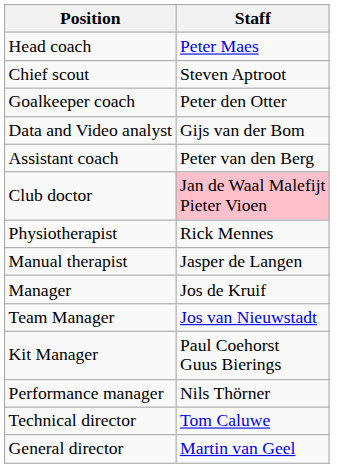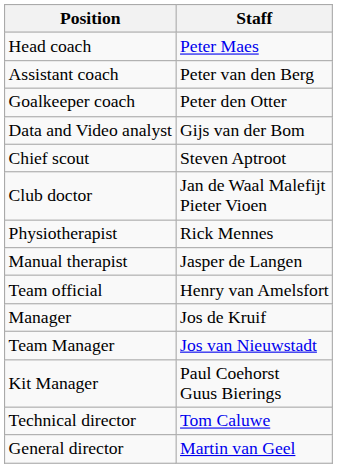rows swapped: (64, 158) <-> (49, 74)
(253, 195) pink background -> (253, 195) no background
+ row: (55, 289)
- row: (86, 393)
